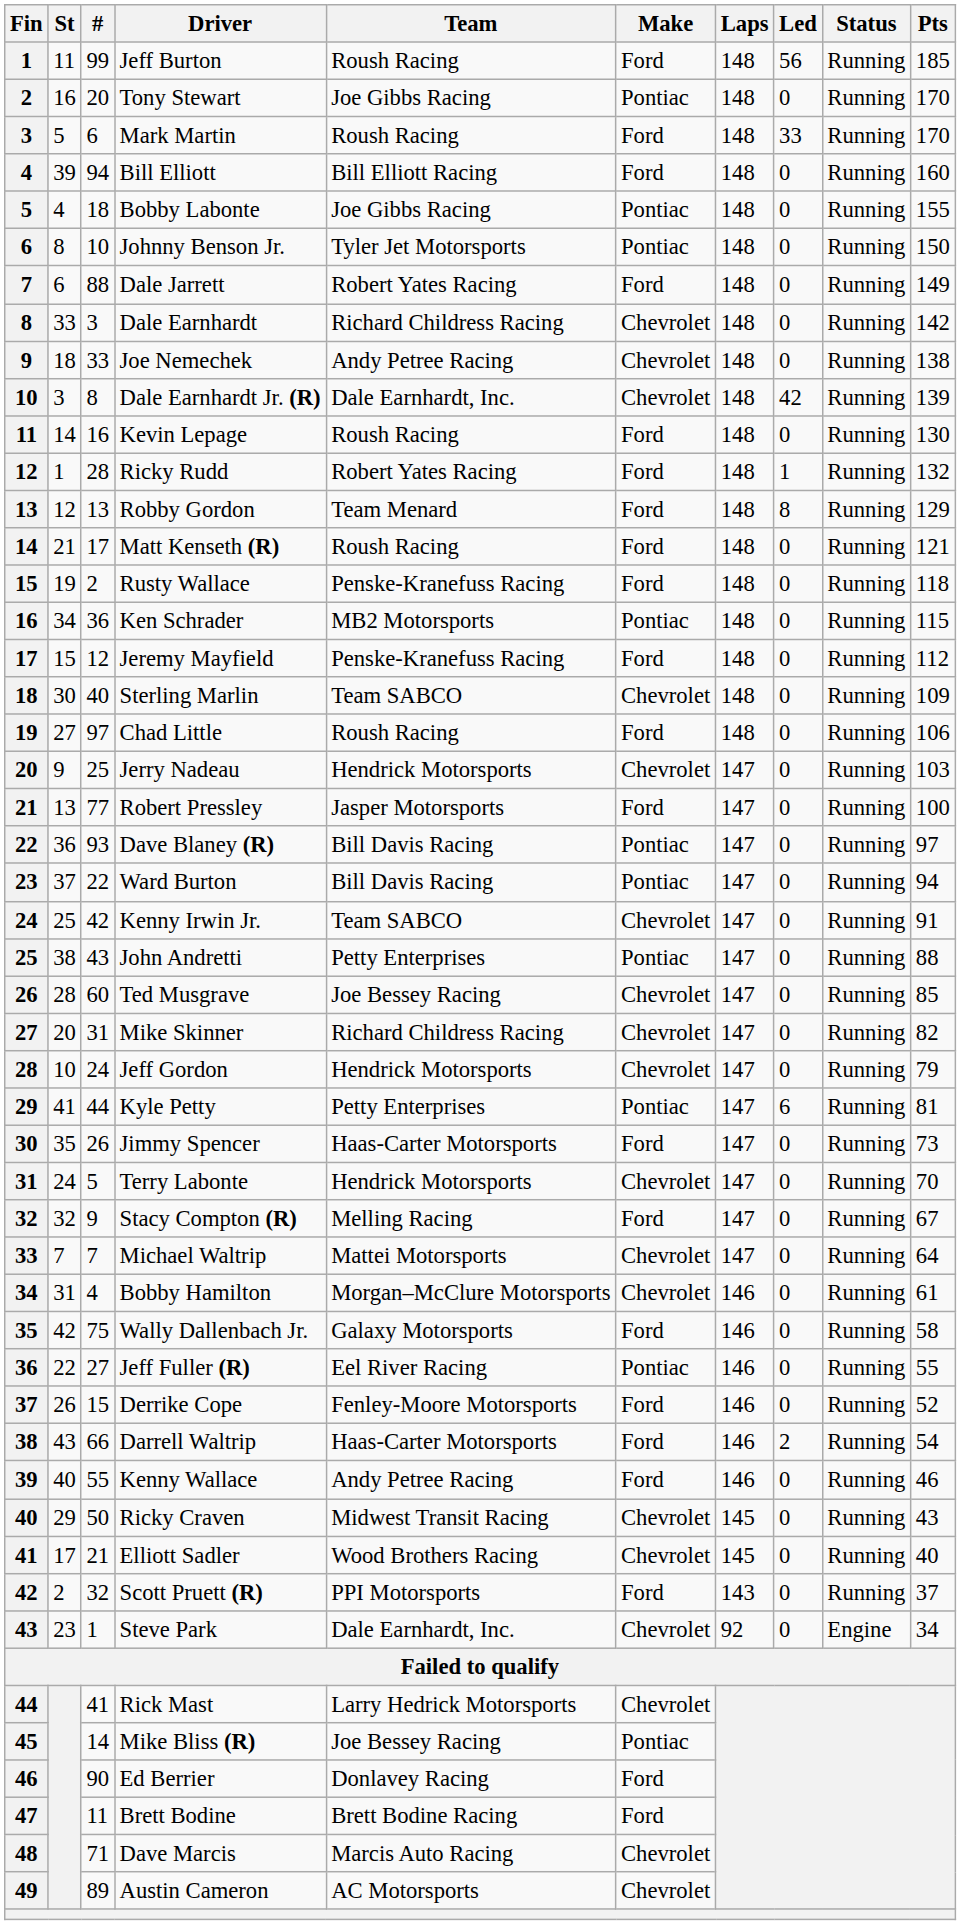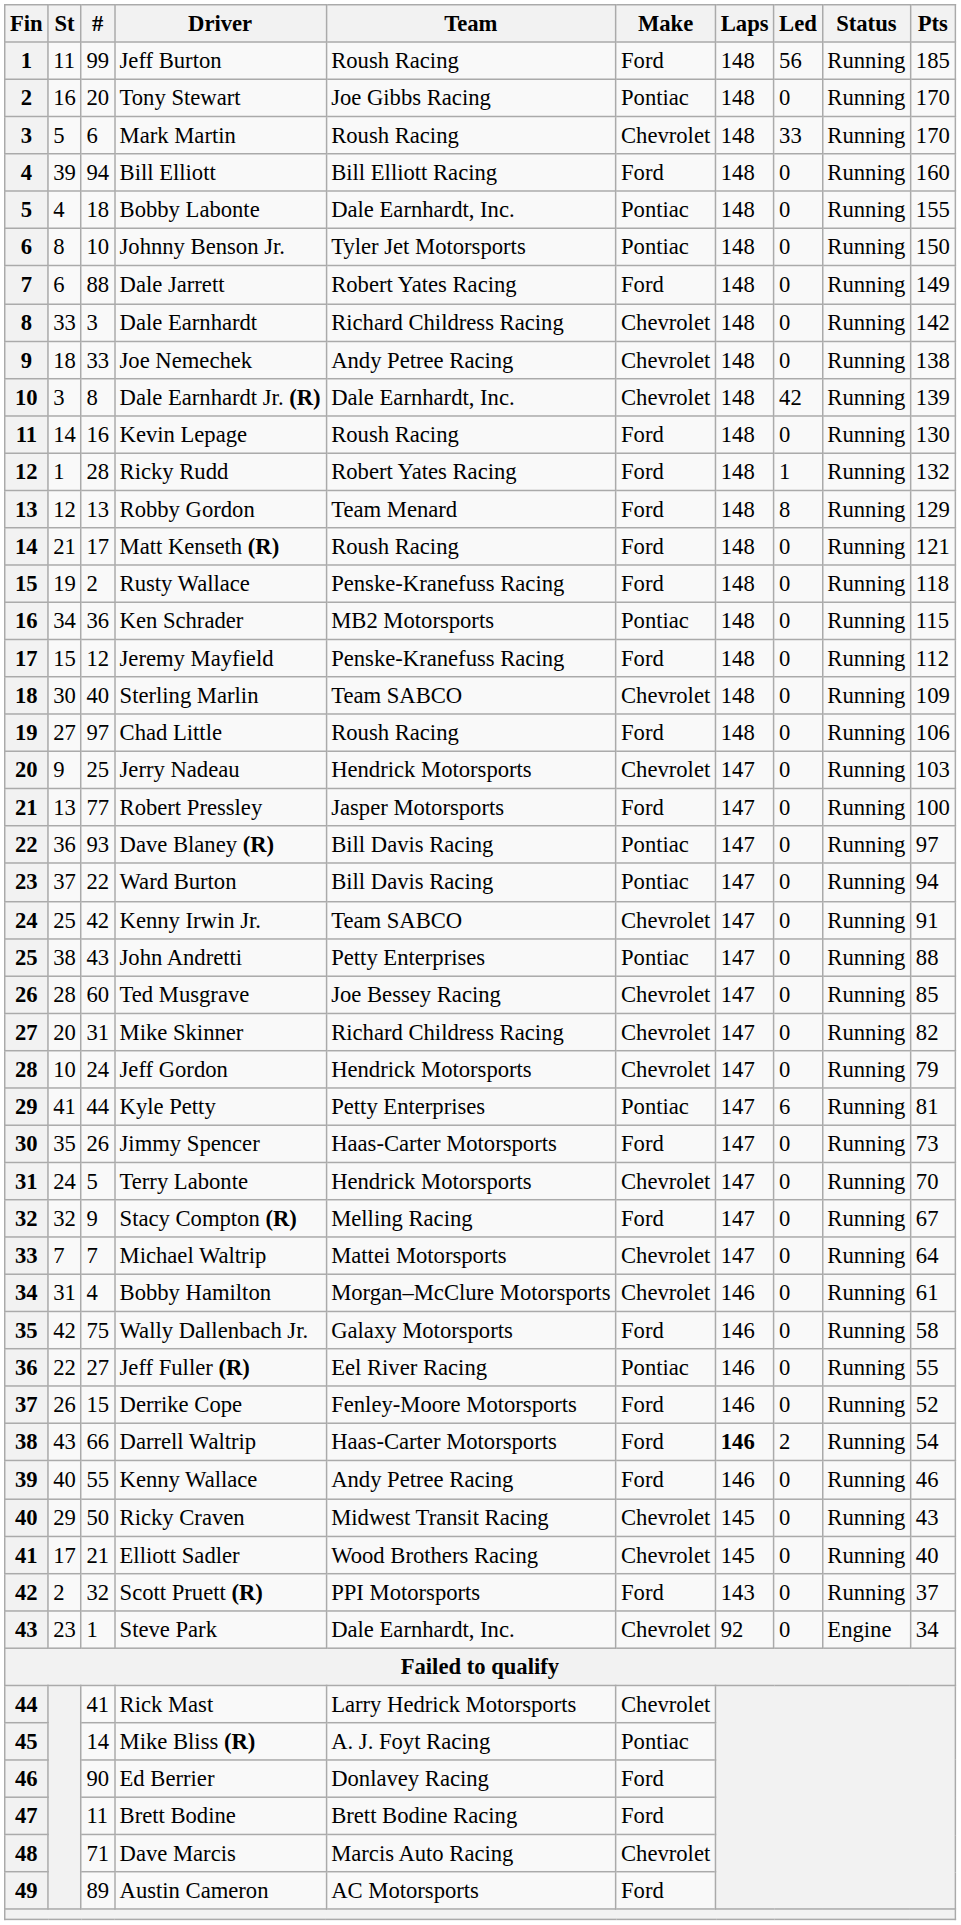(642, 135) Ford -> (666, 135) Chevrolet
(411, 210) Joe Gibbs Racing -> (423, 210) Dale Earnhardt, Inc.
(738, 1442) normal -> (738, 1442) bold
(416, 1741) Joe Bessey Racing -> (411, 1741) A. J. Foyt Racing
(666, 1890) Chevrolet -> (642, 1890) Ford
